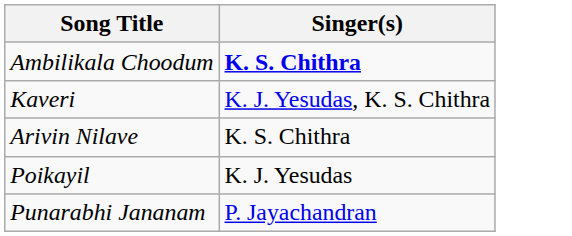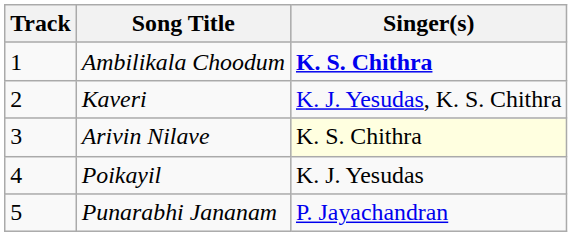+ column: (40, 23)
(287, 136) no background -> (359, 136) lightyellow background
